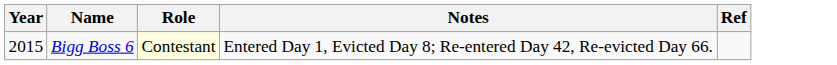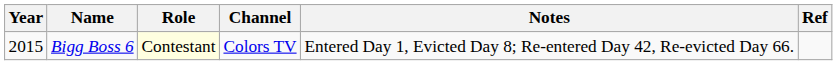+ column: (260, 18)
